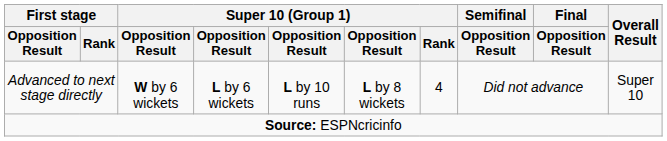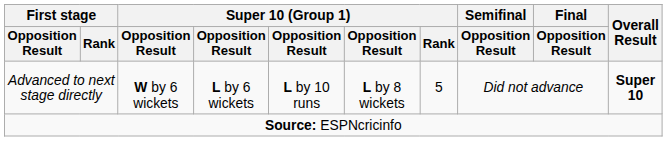(439, 88) 4 -> (439, 88) 5
(635, 88) normal -> (635, 88) bold
